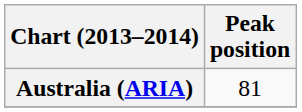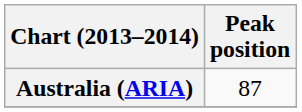(250, 87) 81 -> (250, 87) 87
